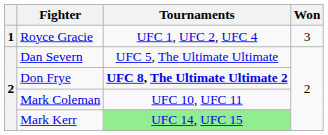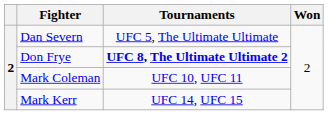- row: (57, 36)
(197, 120) lightgreen background -> (197, 99) no background
